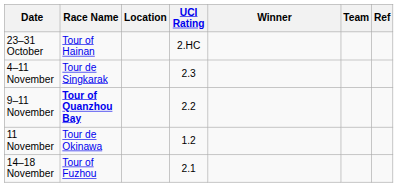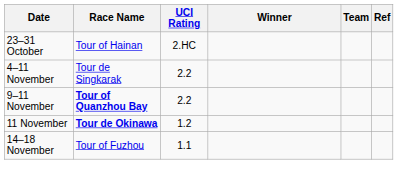- column: (145, 18)
(189, 73) 2.3 -> (184, 73) 2.2
(82, 140) normal -> (117, 123) bold
(189, 168) 2.1 -> (184, 145) 1.1
